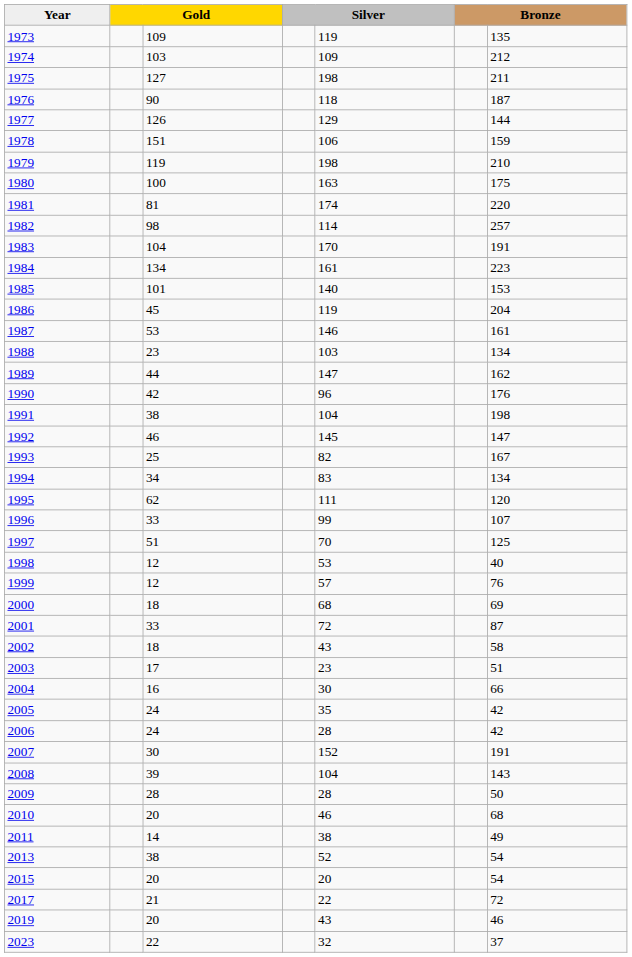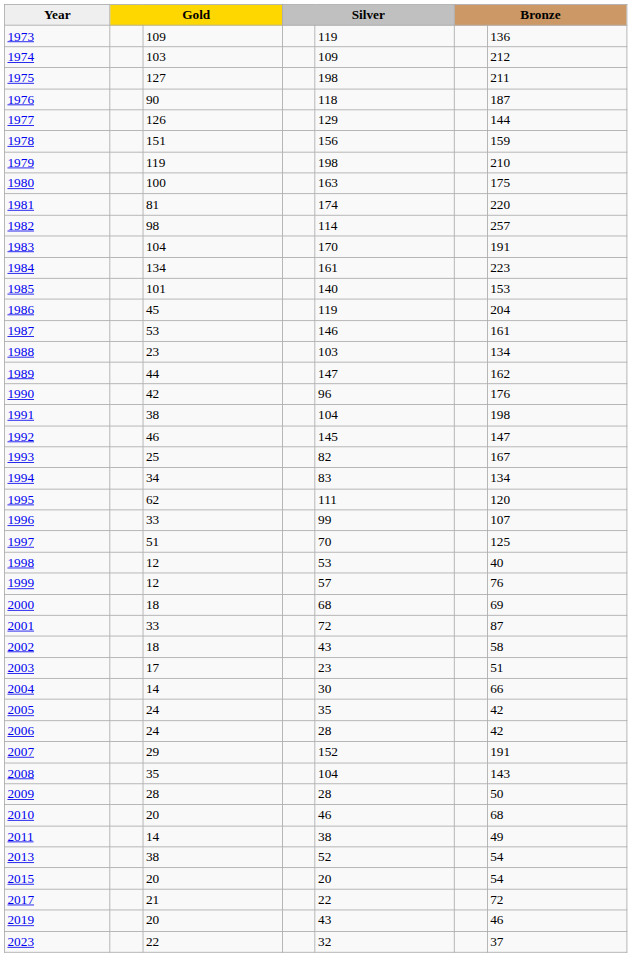(500, 36) 135 -> (500, 36) 136
(328, 141) 106 -> (328, 141) 156
(153, 688) 16 -> (153, 688) 14
(153, 752) 30 -> (153, 752) 29
(153, 773) 39 -> (153, 773) 35
